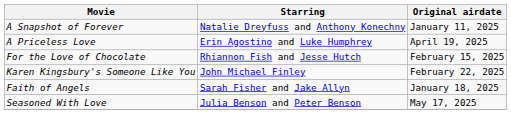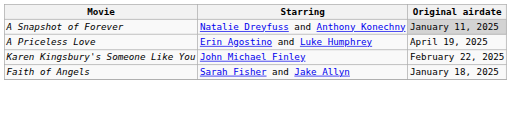(454, 27) no background -> (454, 27) lightgrey background
- row: (76, 57)
- row: (57, 102)
